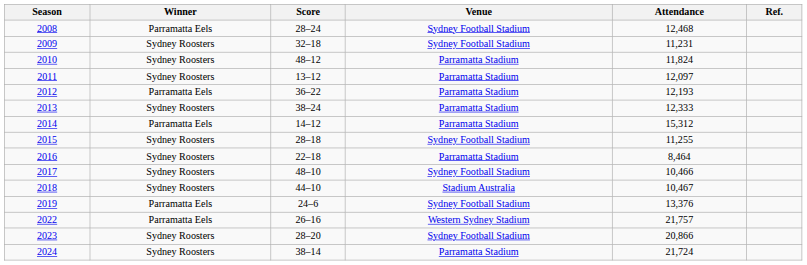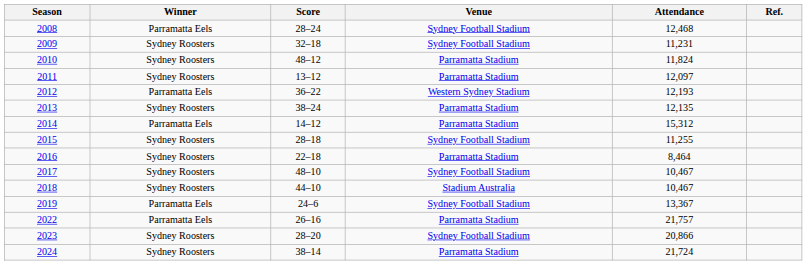(479, 92) Parramatta Stadium -> (479, 92) Western Sydney Stadium
(679, 108) 12,333 -> (679, 108) 12,135
(679, 172) 10,466 -> (679, 172) 10,467
(679, 204) 13,376 -> (679, 204) 13,367
(479, 220) Western Sydney Stadium -> (479, 220) Parramatta Stadium
